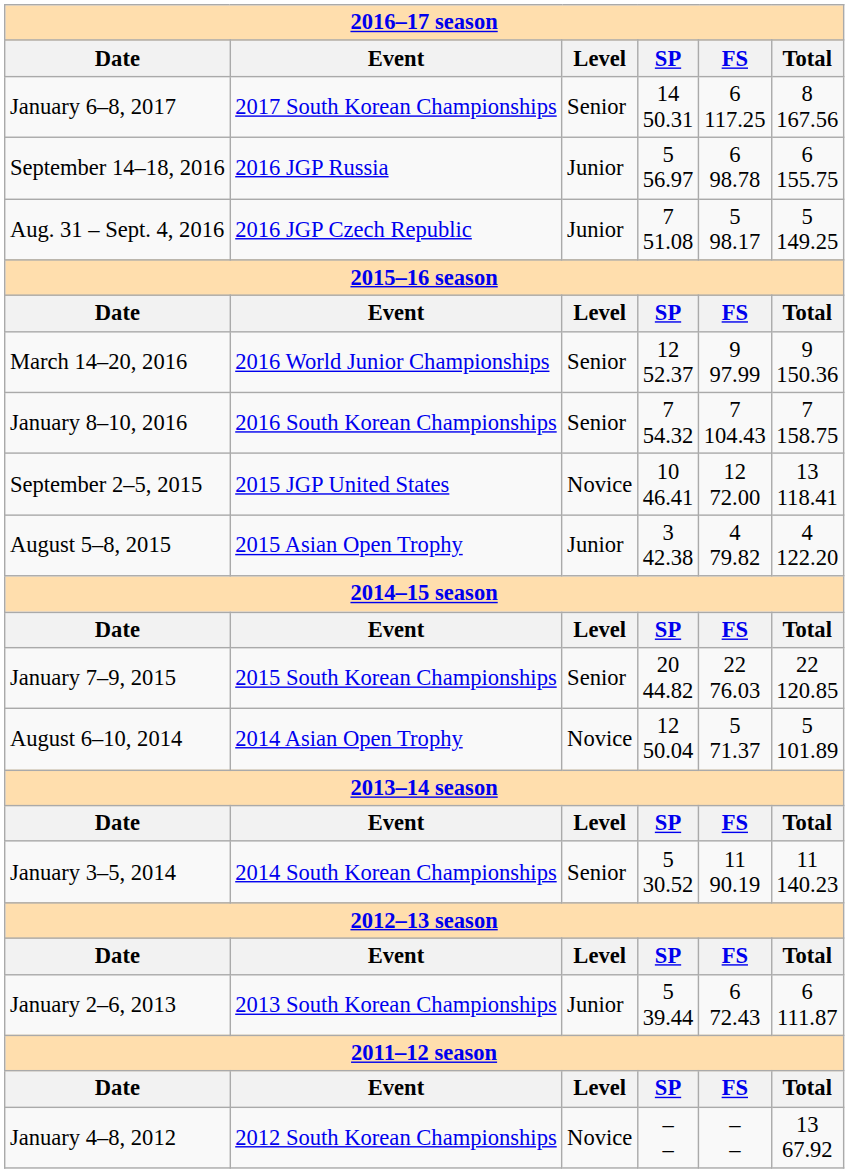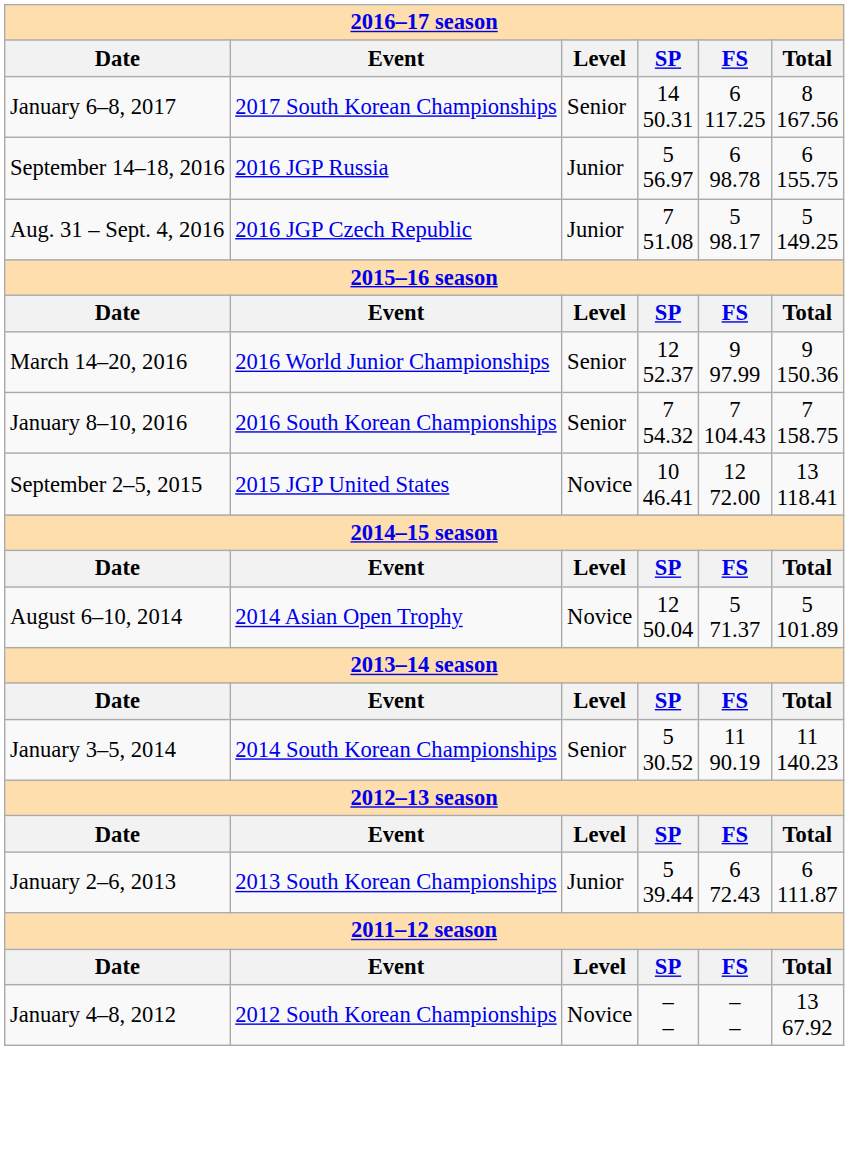- row: (90, 545)
- row: (93, 677)
